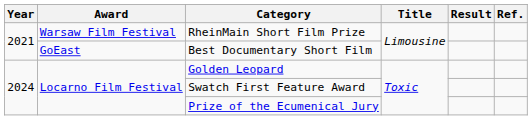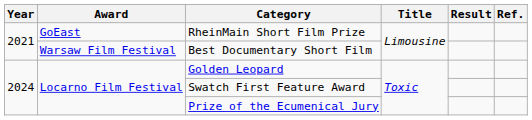(108, 32) Warsaw Film Festival -> (60, 32) GoEast
(60, 51) GoEast -> (108, 51) Warsaw Film Festival
